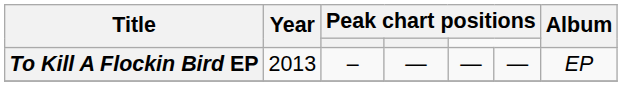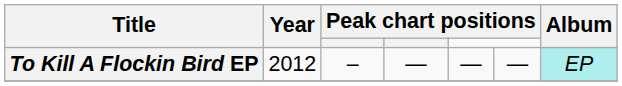(292, 64) 2013 -> (292, 64) 2012
(579, 64) no background -> (579, 64) paleturquoise background
